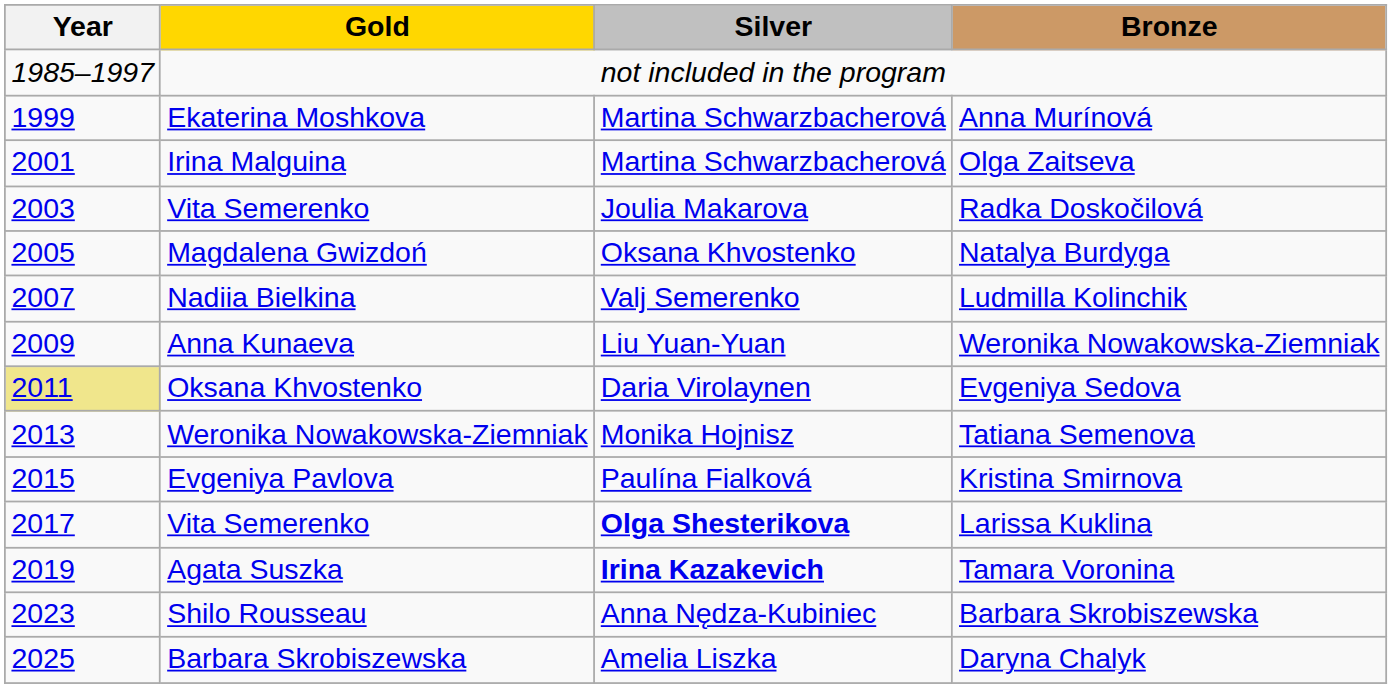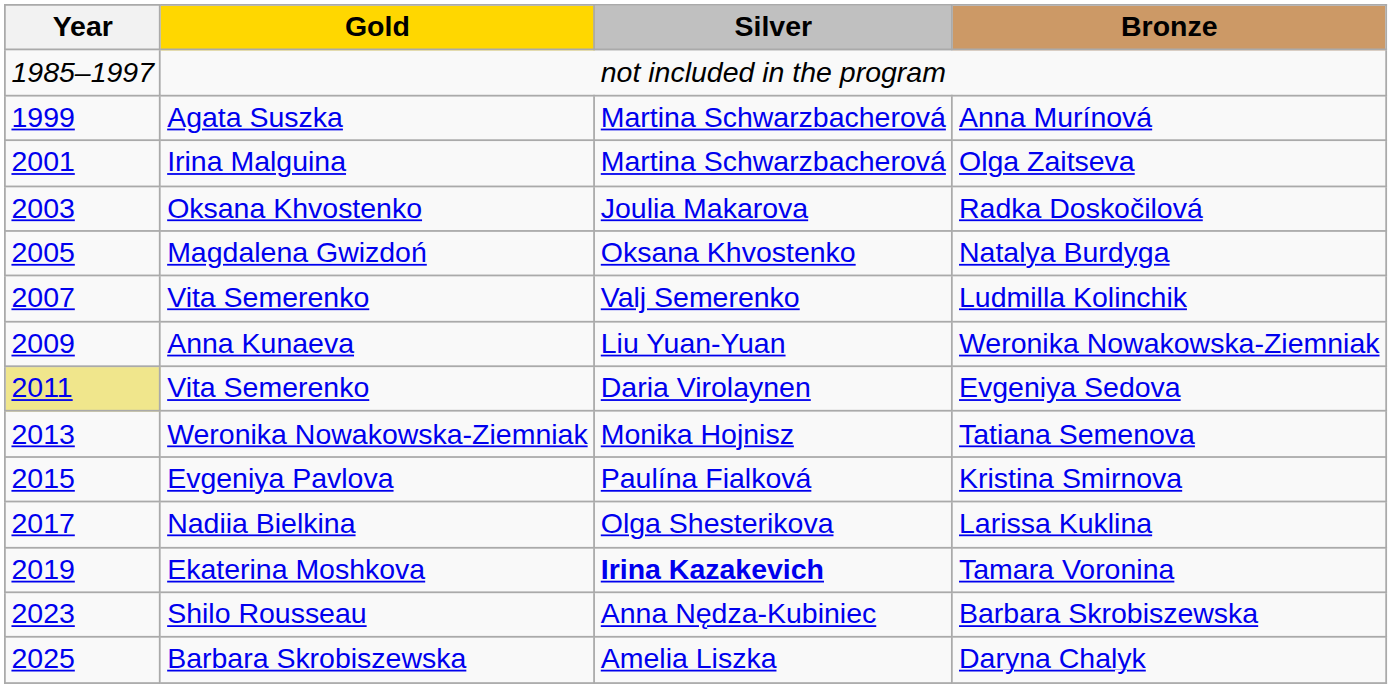(296, 117) Ekaterina Moshkova -> (255, 117) Agata Suszka
(268, 207) Vita Semerenko -> (295, 207) Oksana Khvostenko
(261, 298) Nadiia Bielkina -> (268, 298) Vita Semerenko
(295, 388) Oksana Khvostenko -> (268, 388) Vita Semerenko
(268, 523) Vita Semerenko -> (261, 523) Nadiia Bielkina
(725, 523) bold -> (717, 523) normal
(255, 569) Agata Suszka -> (296, 569) Ekaterina Moshkova
